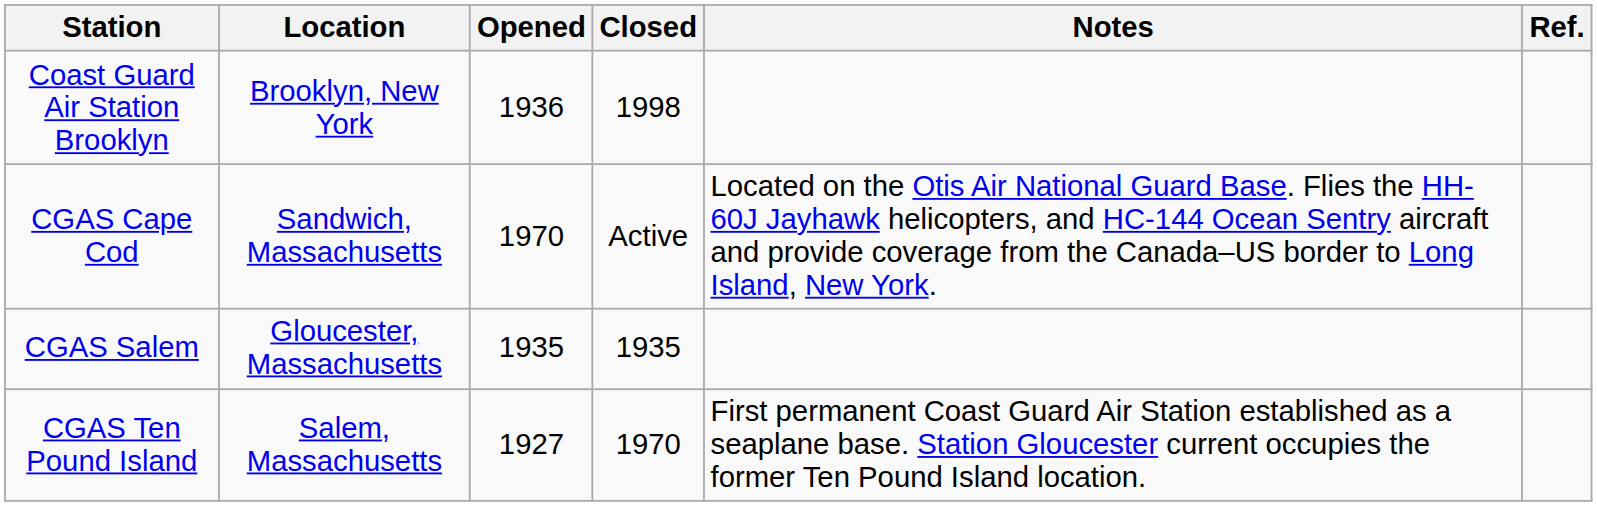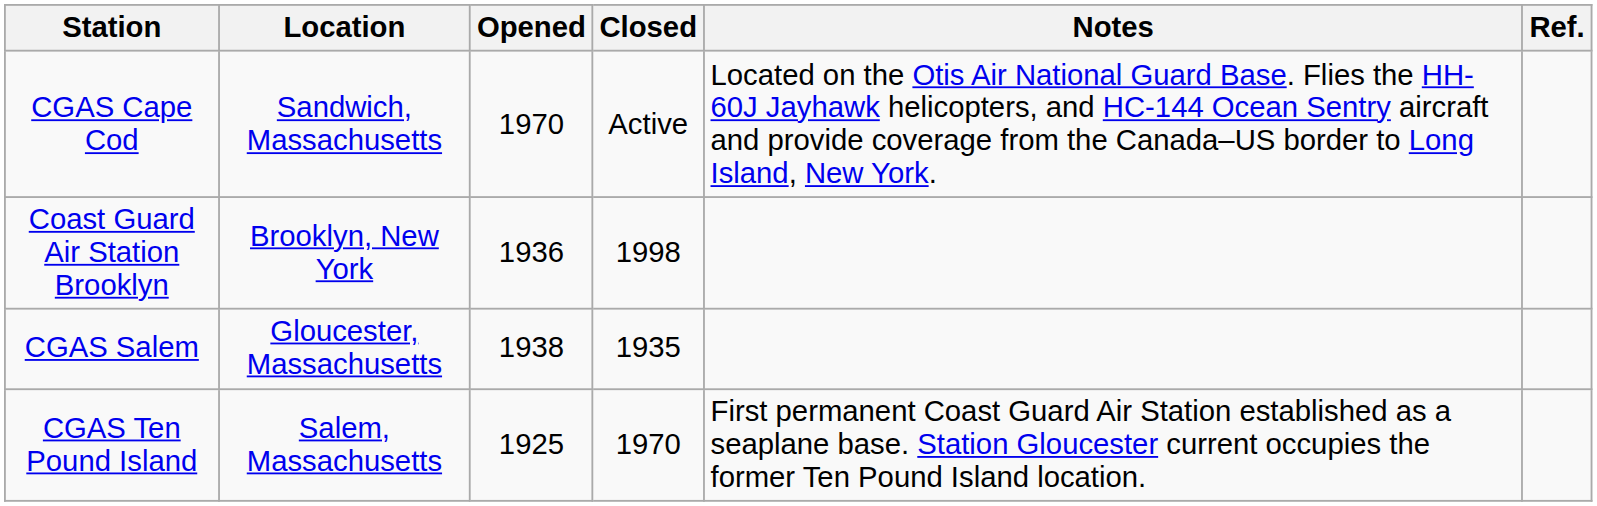rows swapped: (112, 107) <-> (112, 235)
(531, 348) 1935 -> (531, 348) 1938
(531, 444) 1927 -> (531, 444) 1925
